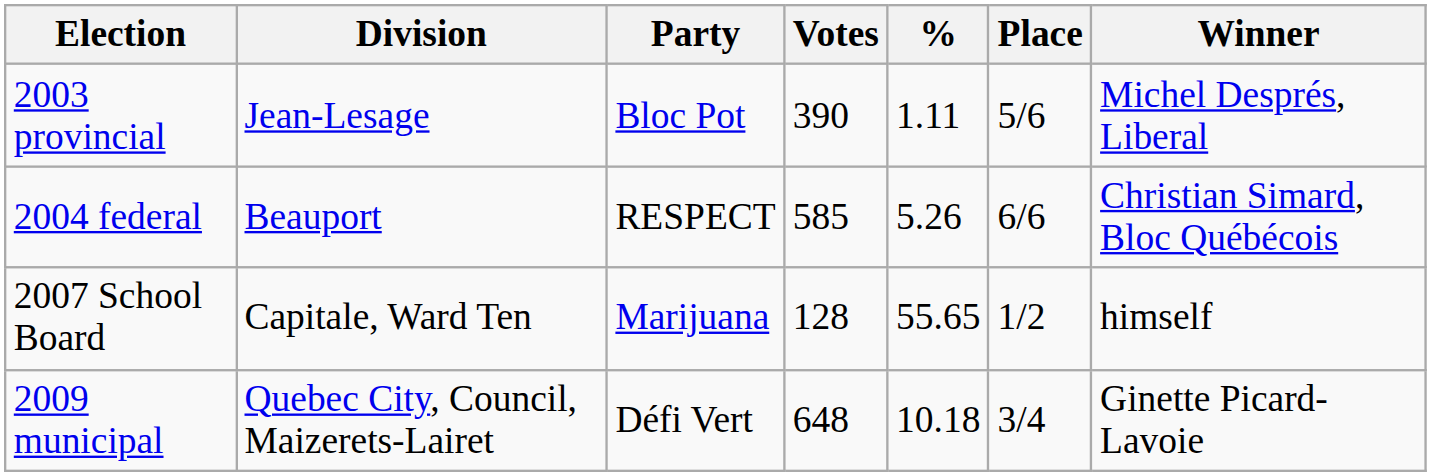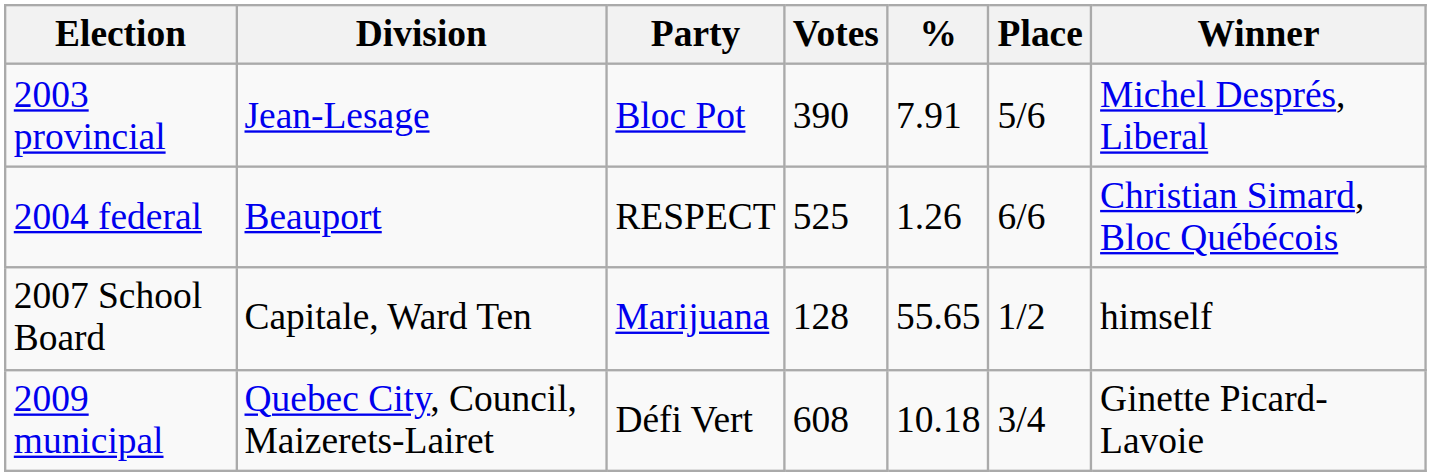(928, 114) 1.11 -> (929, 114) 7.91
(821, 216) 585 -> (821, 216) 525
(929, 216) 5.26 -> (929, 216) 1.26
(821, 419) 648 -> (821, 419) 608
